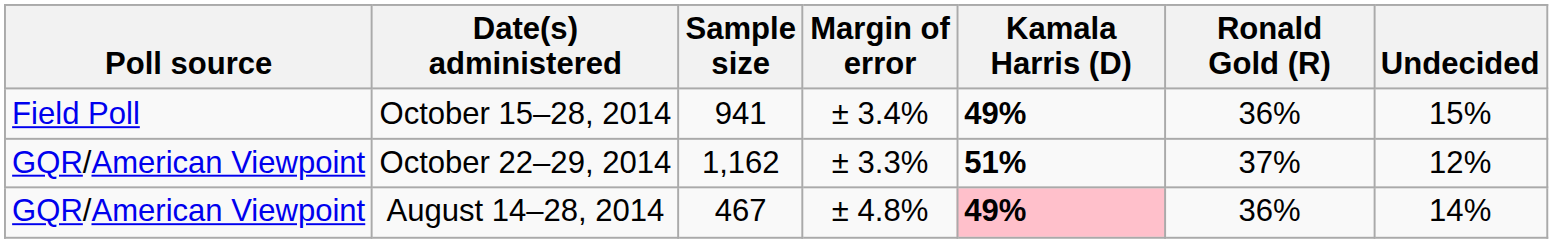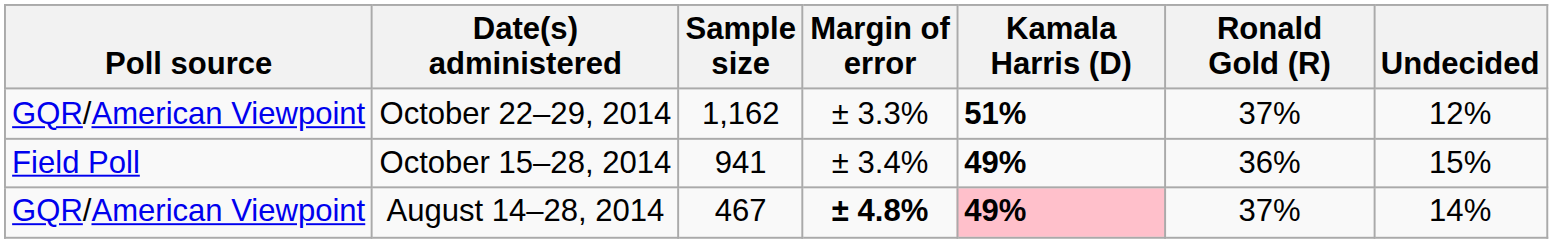rows swapped: (525, 162) <-> (525, 113)
(880, 211) normal -> (880, 211) bold
(1270, 211) 36% -> (1270, 211) 37%
